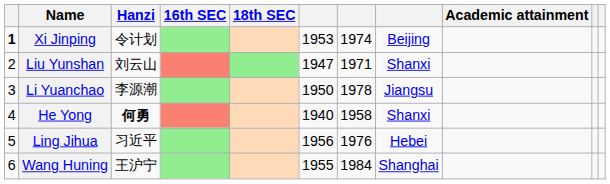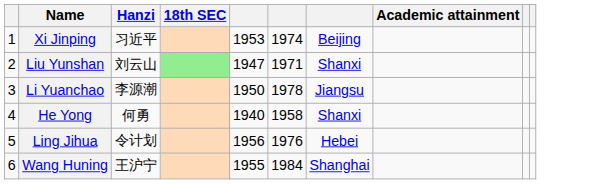- column: (195, 15)
(12, 39) bold -> (12, 39) normal
(136, 39) 令计划 -> (136, 39) 习近平
(136, 115) bold -> (136, 115) normal
(136, 140) 习近平 -> (136, 140) 令计划
